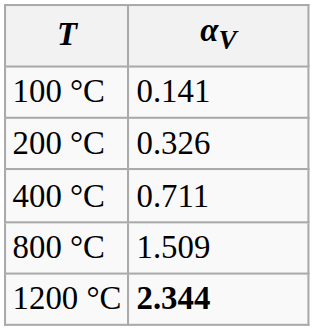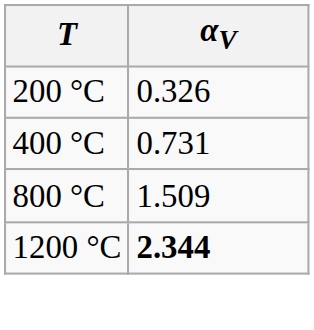- row: (59, 91)
(173, 195) 0.711 -> (173, 143) 0.731
